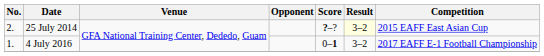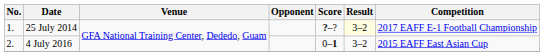(10, 28) 2. -> (10, 28) 1.
(433, 28) 2015 EAFF East Asian Cup -> (457, 28) 2017 EAFF E-1 Football Championship
(10, 43) 1. -> (10, 43) 2.
(457, 43) 2017 EAFF E-1 Football Championship -> (433, 43) 2015 EAFF East Asian Cup
